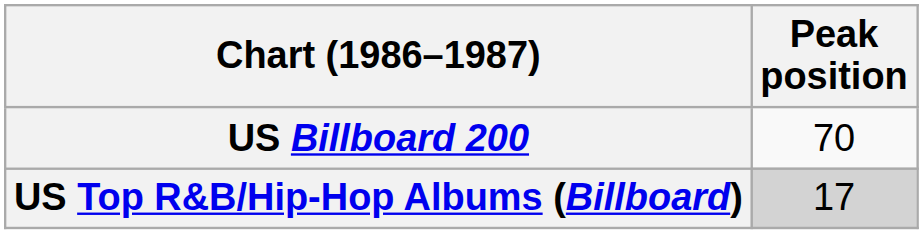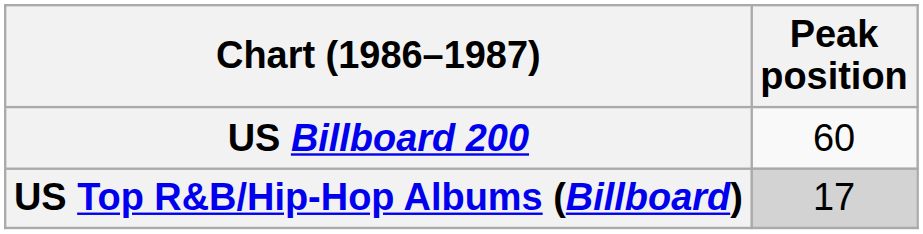(834, 137) 70 -> (834, 137) 60
